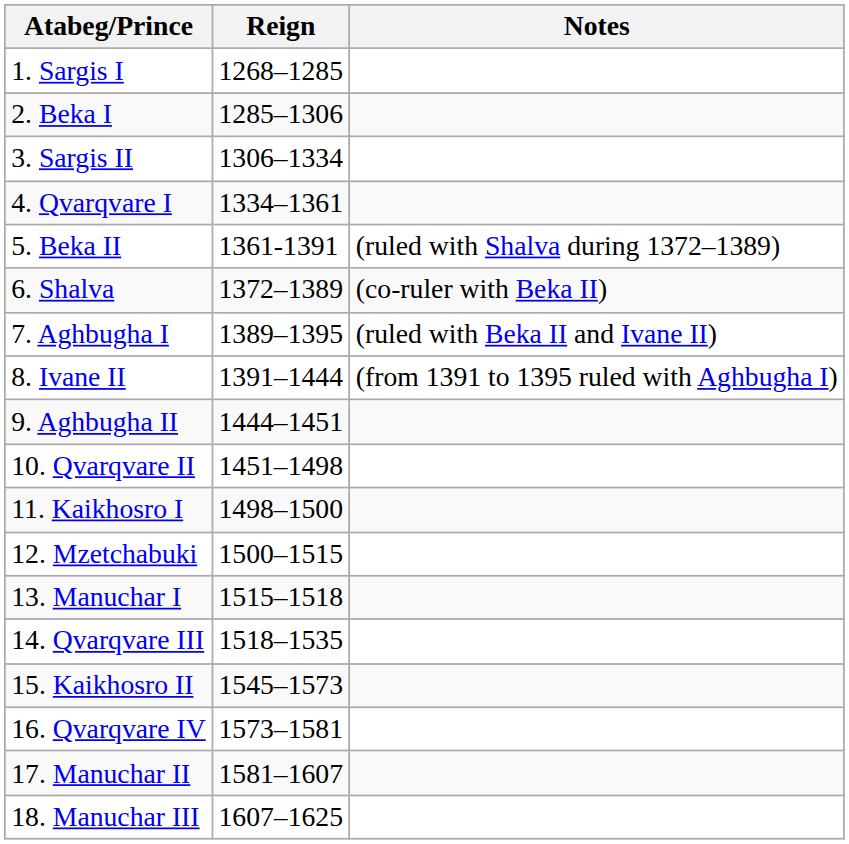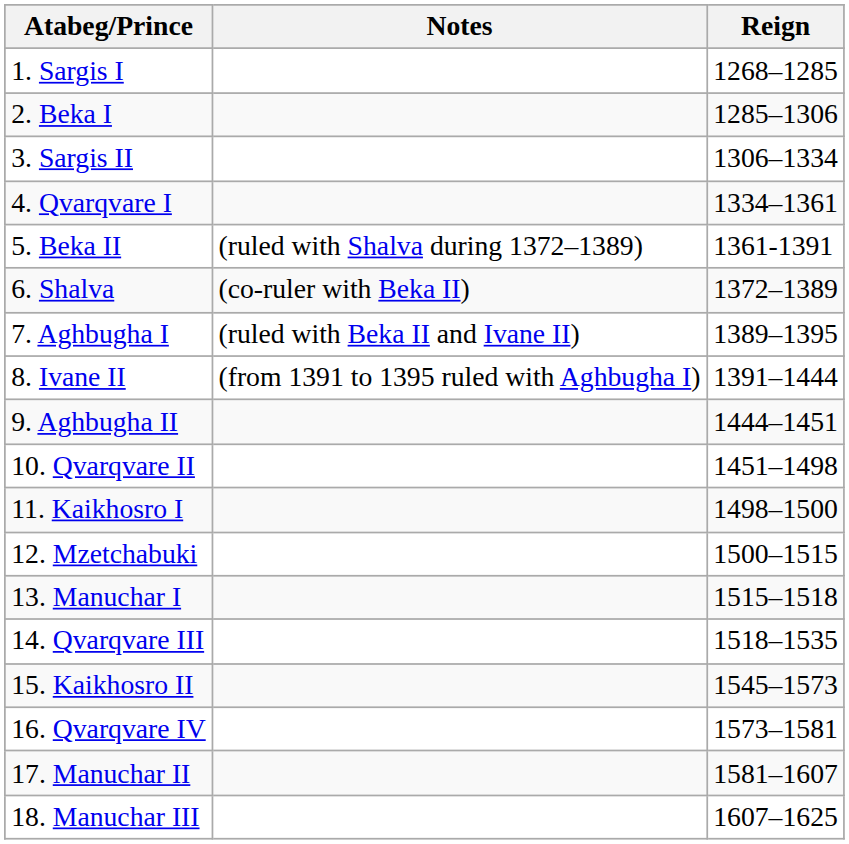columns swapped: (281, 26) <-> (597, 26)
